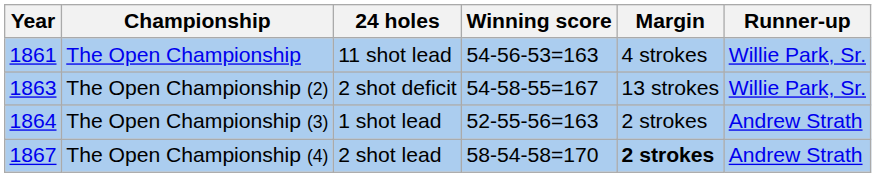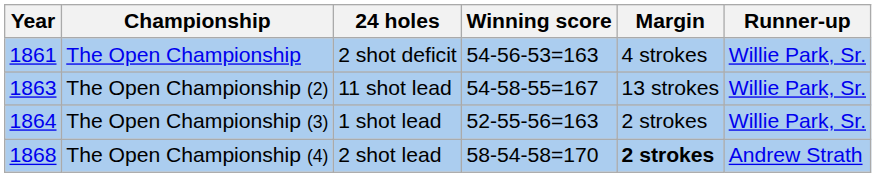(395, 54) 11 shot lead -> (397, 54) 2 shot deficit
(397, 88) 2 shot deficit -> (395, 88) 11 shot lead
(796, 121) Andrew Strath -> (797, 121) Willie Park, Sr.
(33, 155) 1867 -> (33, 155) 1868
